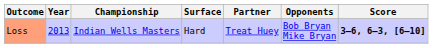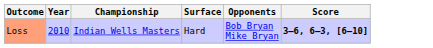- column: (252, 12)
(59, 31) 2013 -> (59, 31) 2010
